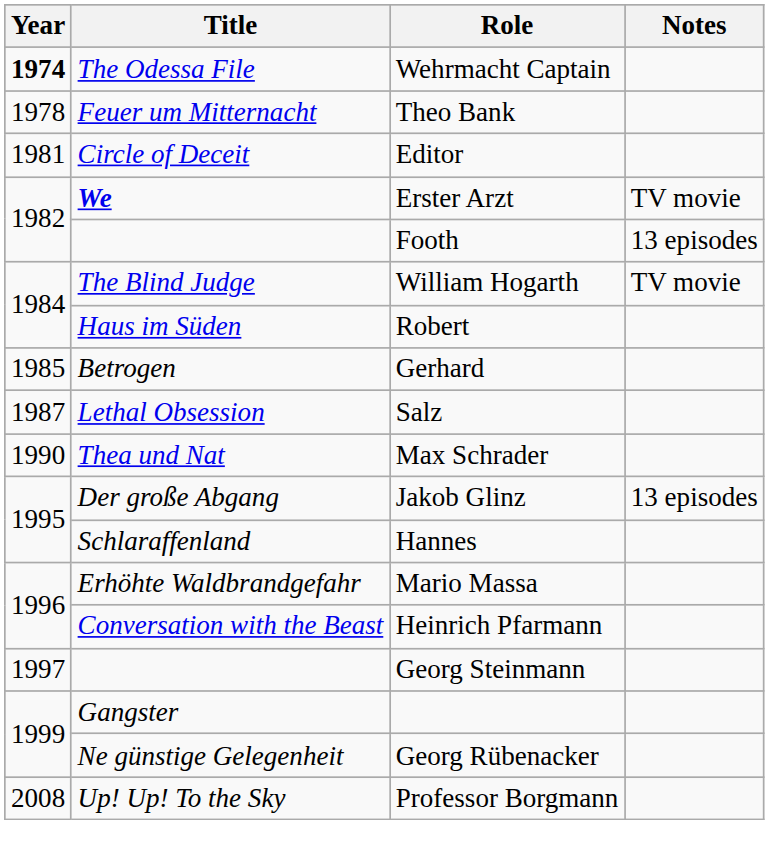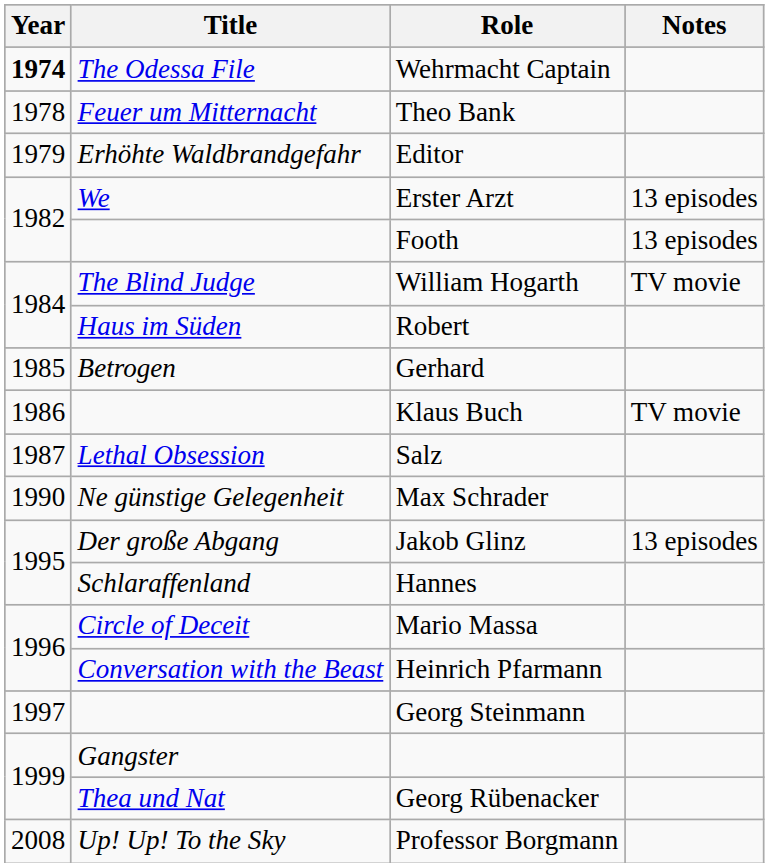(38, 154) 1981 -> (38, 154) 1979
(163, 154) Circle of Deceit -> (219, 154) Erhöhte Waldbrandgefahr
(95, 197) bold -> (94, 197) normal
(686, 197) TV movie -> (694, 197) 13 episodes
+ row: (459, 411)
(151, 454) Thea und Nat -> (211, 497) Ne günstige Gelegenheit
(219, 583) Erhöhte Waldbrandgefahr -> (163, 626) Circle of Deceit
(211, 754) Ne günstige Gelegenheit -> (151, 797) Thea und Nat
